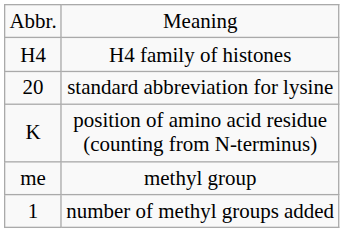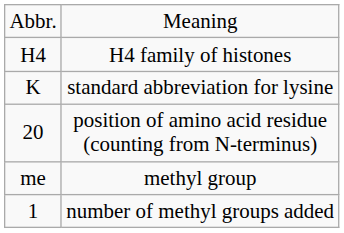(33, 87) 20 -> (33, 87) K
(33, 132) K -> (33, 132) 20
